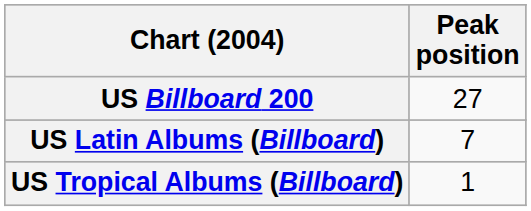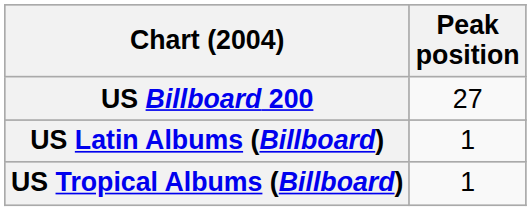(468, 140) 7 -> (468, 140) 1
